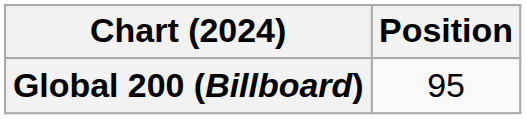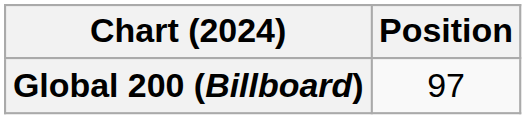(446, 85) 95 -> (446, 85) 97
